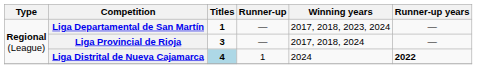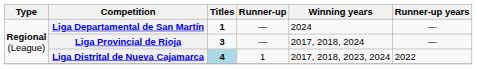(341, 27) 2017, 2018, 2023, 2024 -> (301, 27) 2024
(301, 57) 2024 -> (341, 57) 2017, 2018, 2023, 2024
(405, 57) bold -> (405, 57) normal
